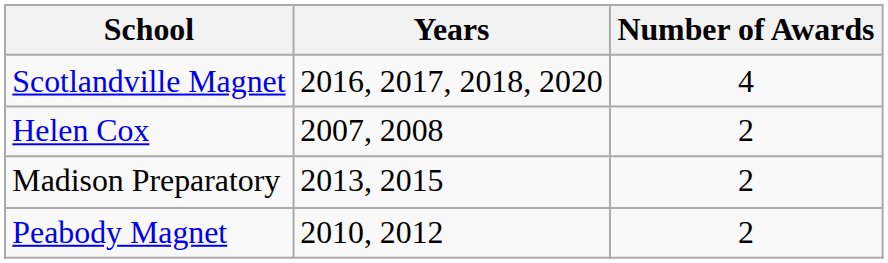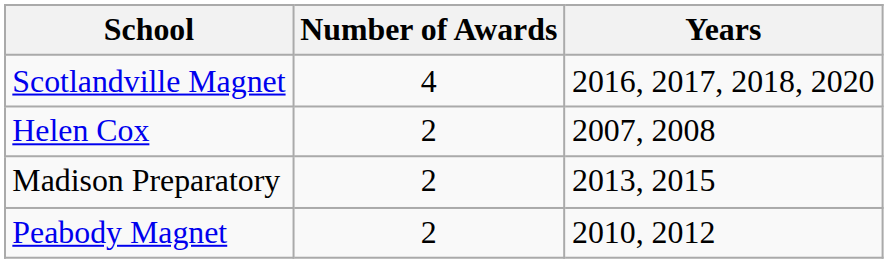columns swapped: (746, 29) <-> (452, 29)
